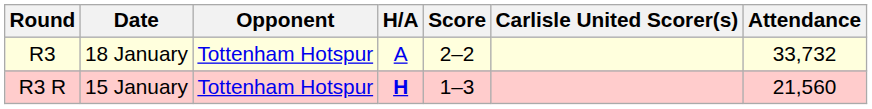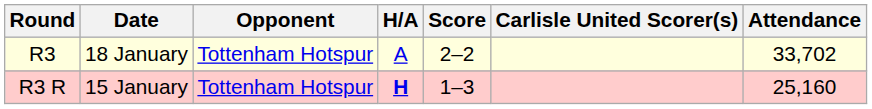(805, 53) 33,732 -> (805, 53) 33,702
(805, 86) 21,560 -> (805, 86) 25,160
